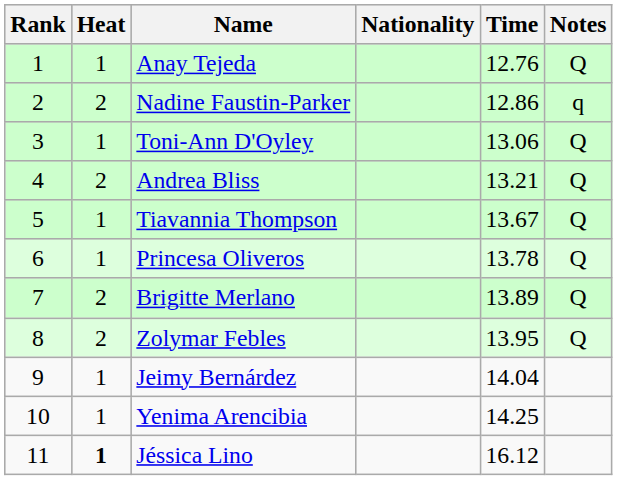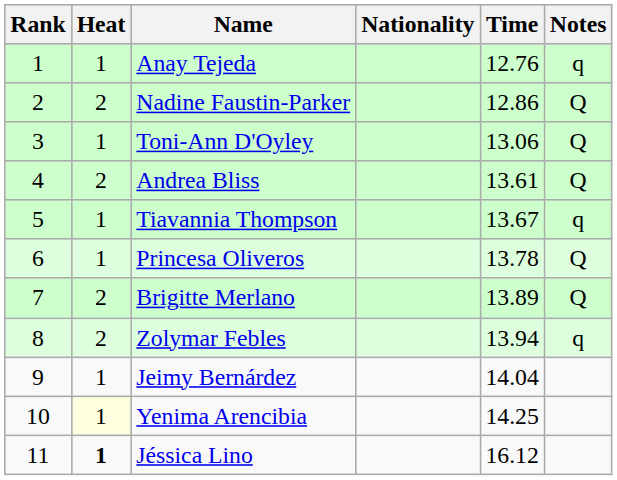(578, 63) Q -> (578, 63) q
(578, 102) q -> (578, 102) Q
(512, 180) 13.21 -> (512, 180) 13.61
(578, 219) Q -> (578, 219) q
(512, 337) 13.95 -> (512, 337) 13.94
(578, 337) Q -> (578, 337) q
(101, 415) no background -> (101, 415) lightyellow background
